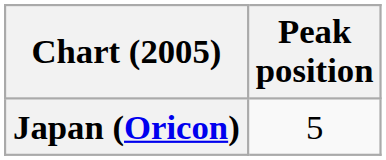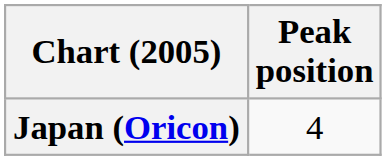(315, 126) 5 -> (315, 126) 4
